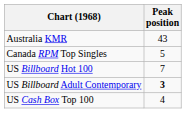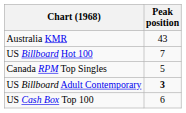rows swapped: (57, 54) <-> (50, 69)
(163, 100) 4 -> (163, 100) 6
